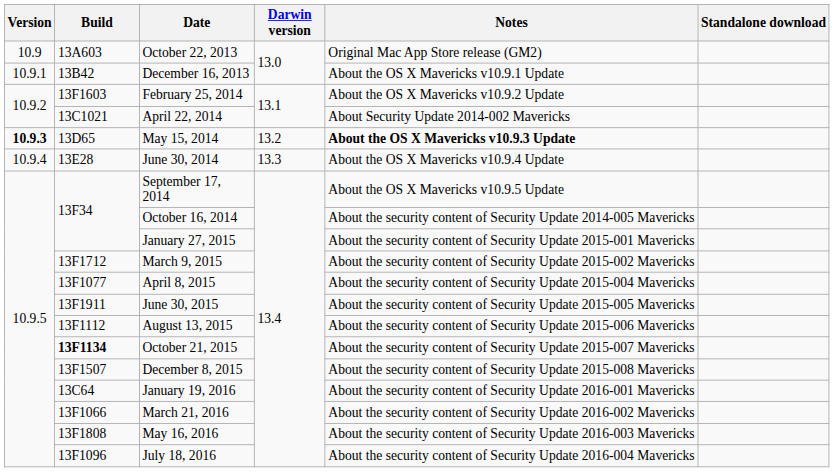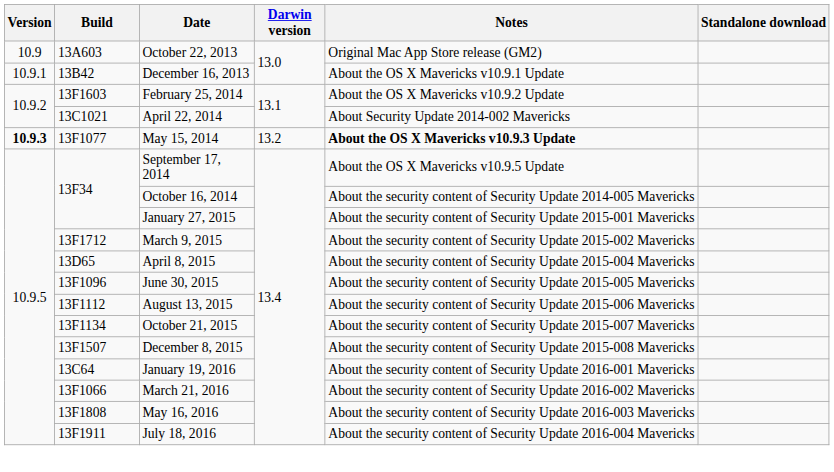(76, 138) 13D65 -> (82, 138) 13F1077
- row: (180, 159)
(82, 283) 13F1077 -> (76, 261) 13D65
(82, 304) 13F1911 -> (82, 283) 13F1096
(82, 347) bold -> (82, 326) normal
(82, 455) 13F1096 -> (82, 434) 13F1911
